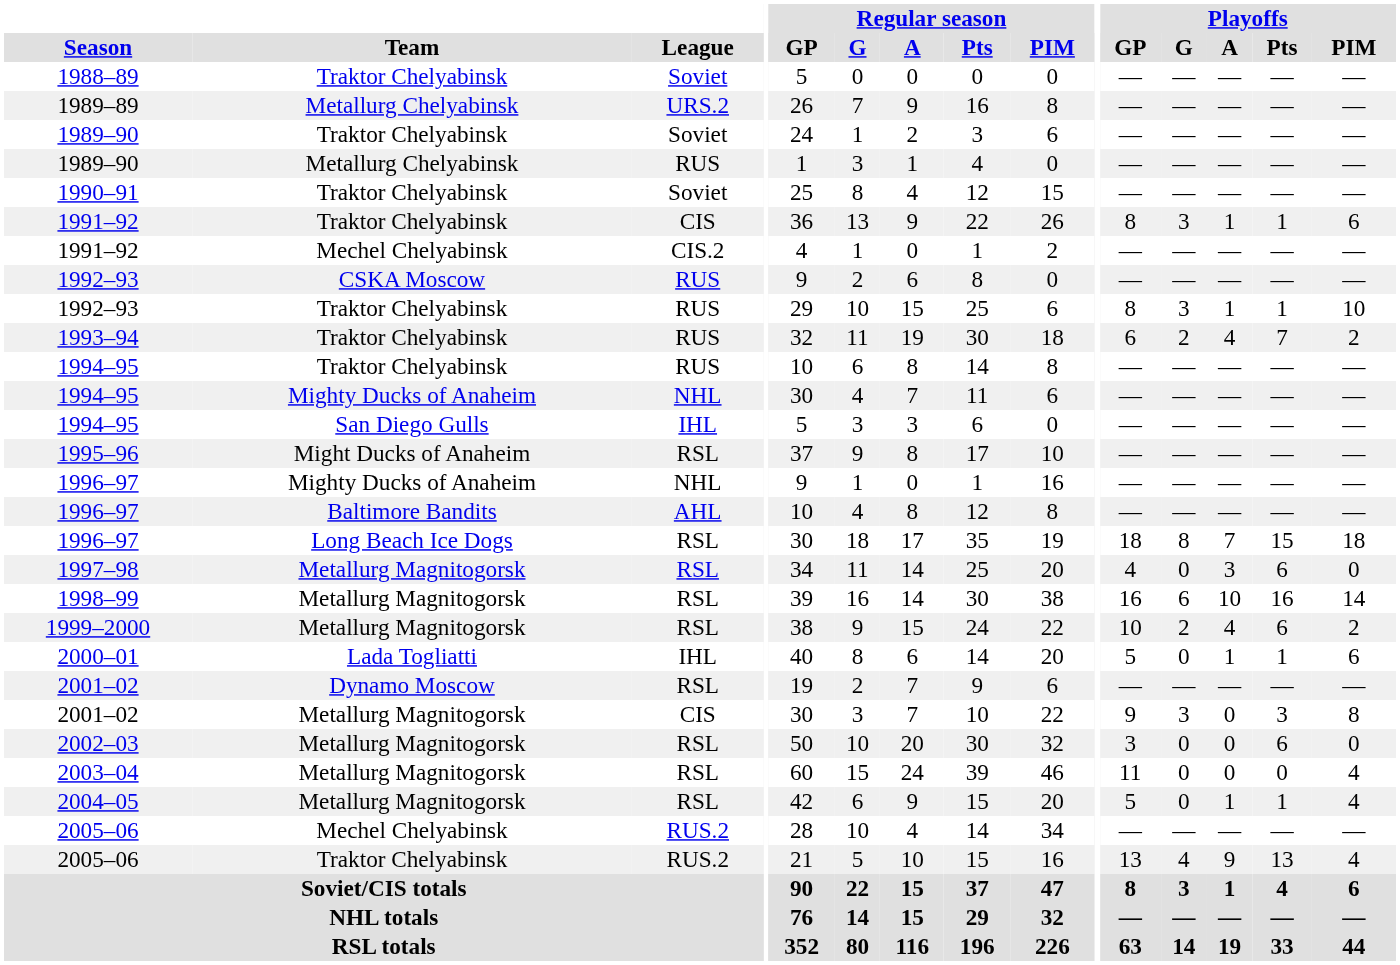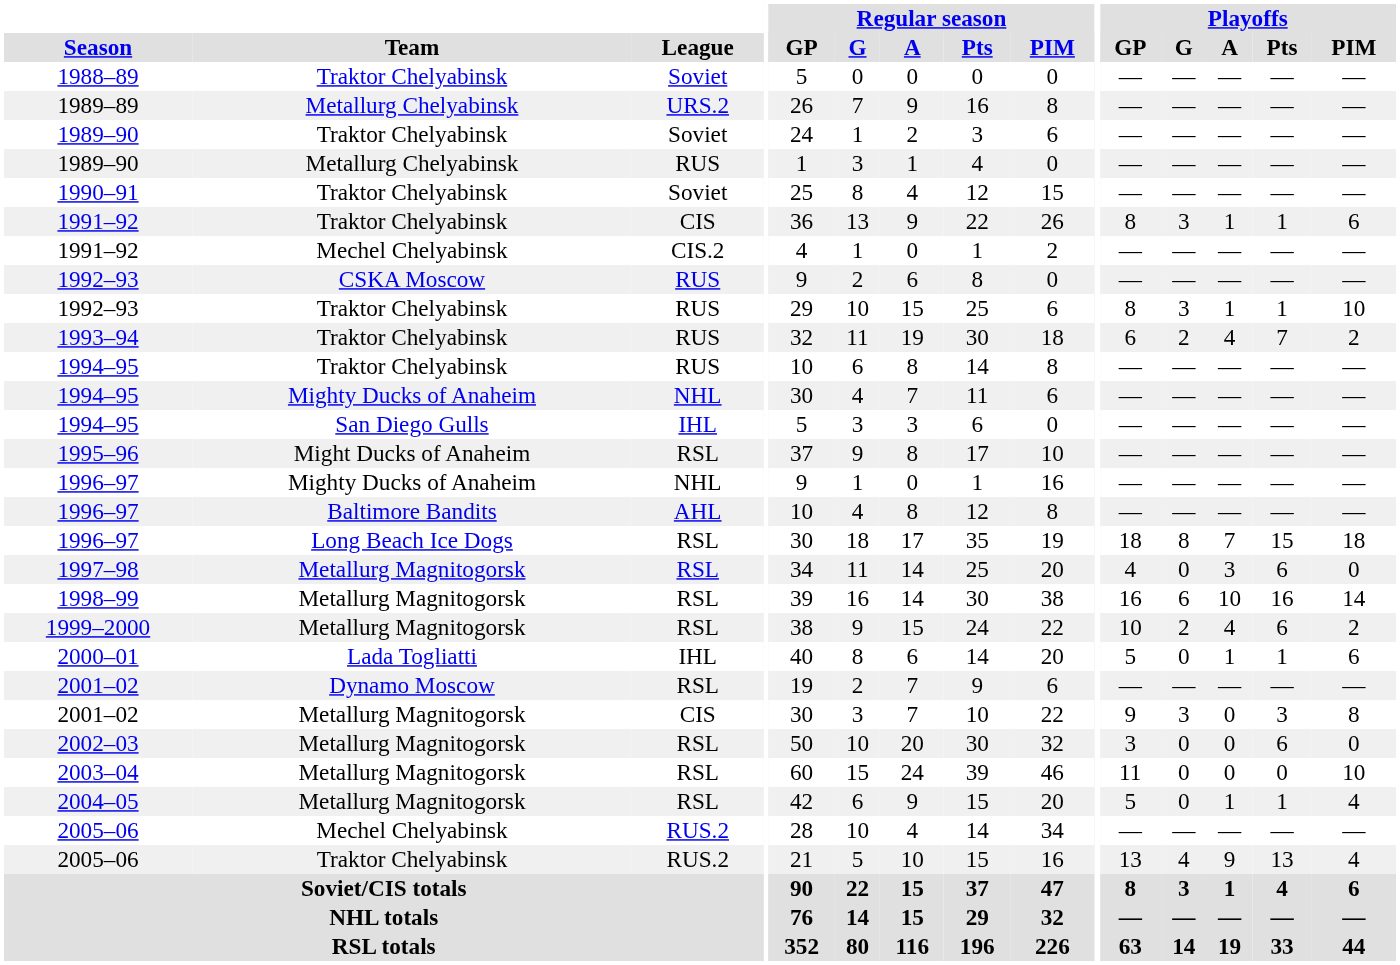(1354, 772) 4 -> (1354, 772) 10
